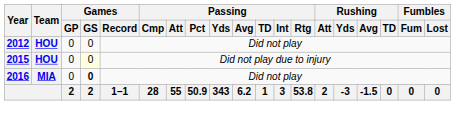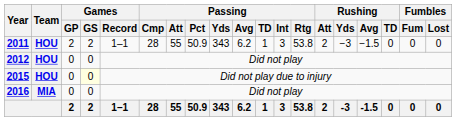+ row: (18, 44)
(90, 76) bold -> (90, 92) normal
